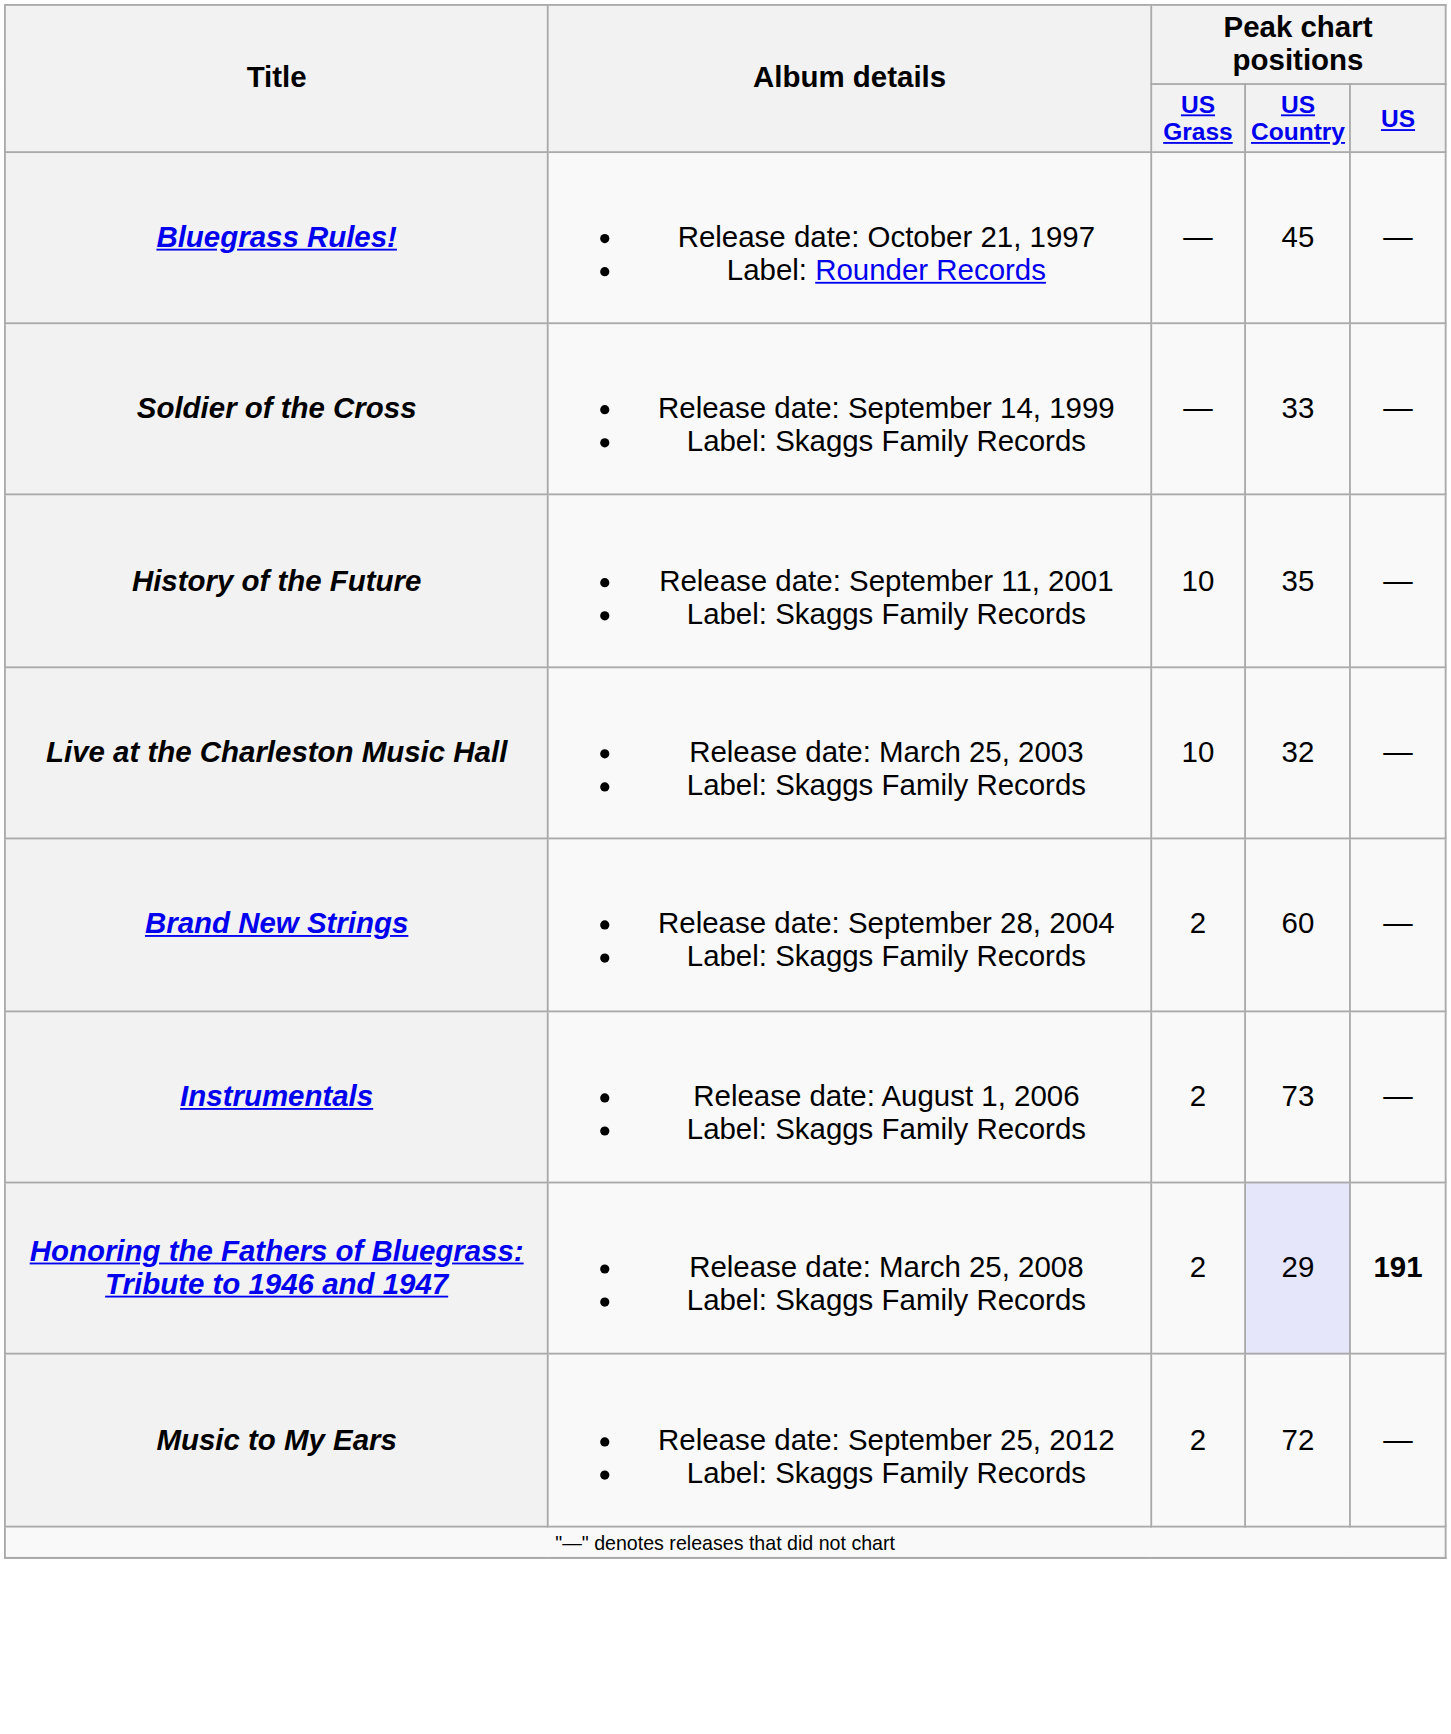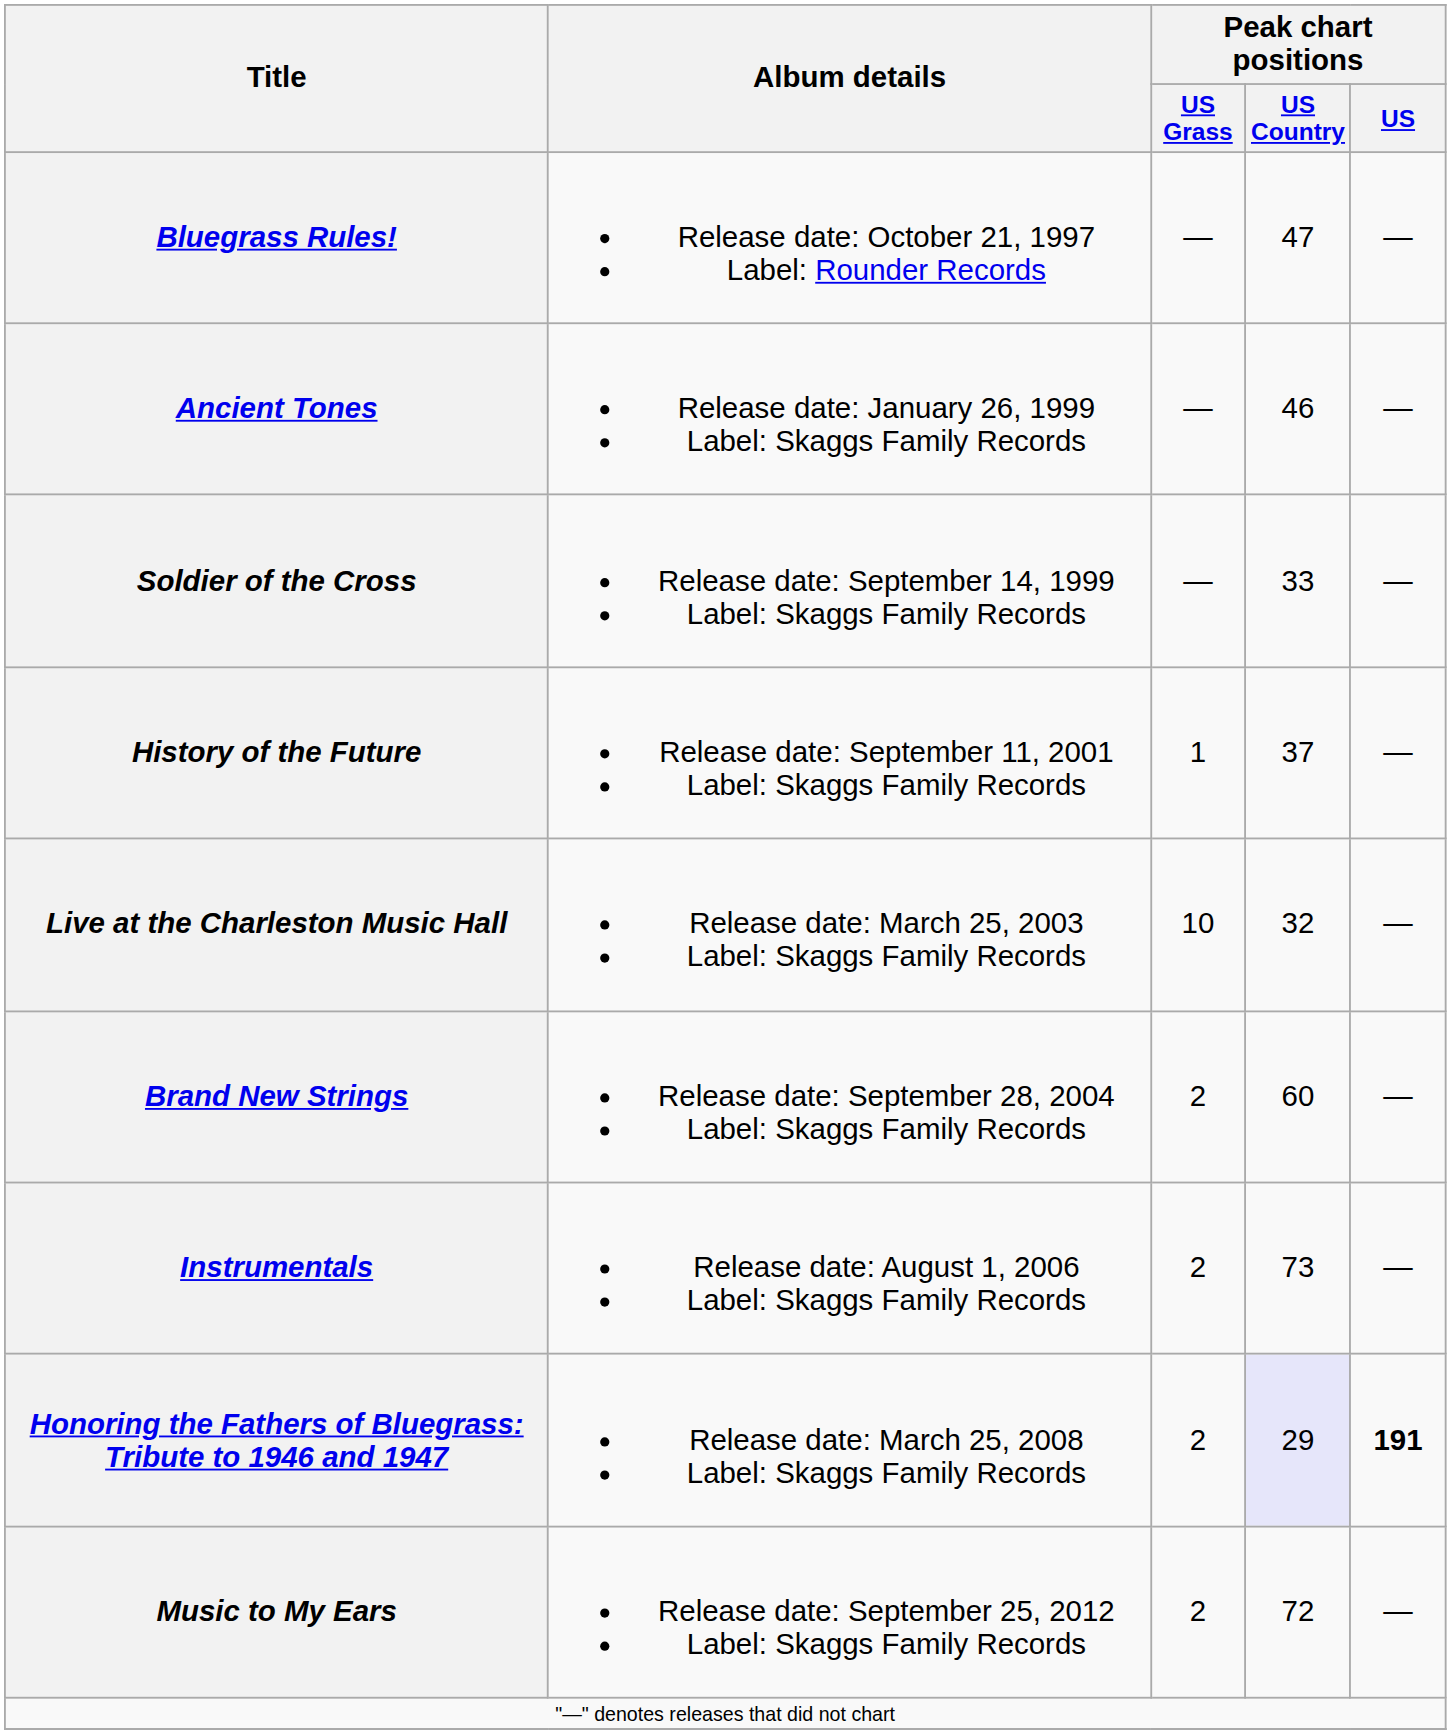(1298, 237) 45 -> (1298, 237) 47
+ row: (277, 408)
(1198, 580) 10 -> (1198, 752) 1
(1298, 580) 35 -> (1298, 752) 37
